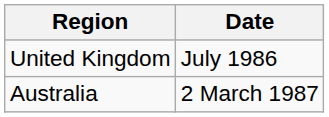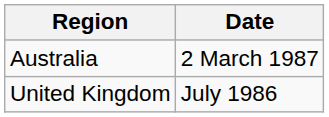rows swapped: (90, 58) <-> (54, 93)
